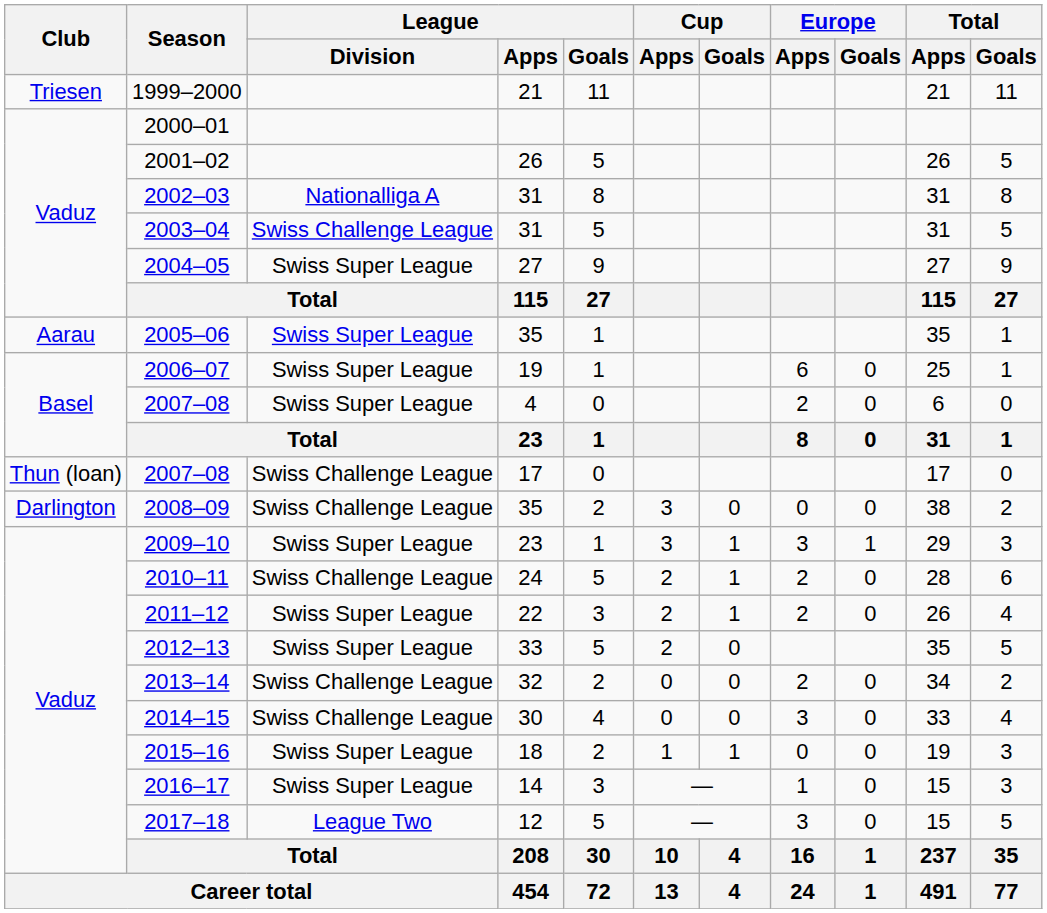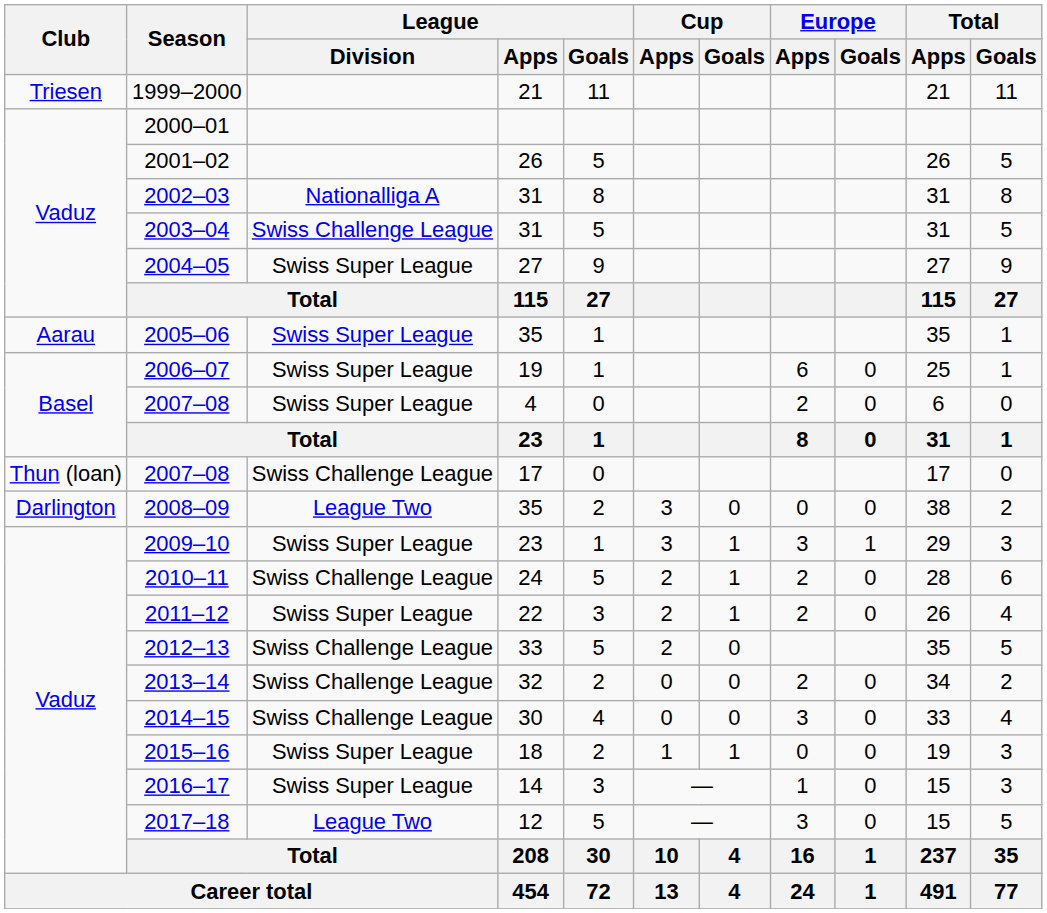(372, 508) Swiss Challenge League -> (372, 508) League Two
(372, 647) Swiss Super League -> (372, 647) Swiss Challenge League
